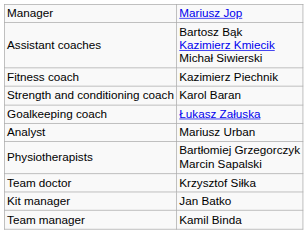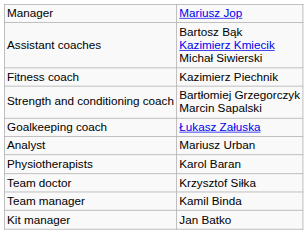(210, 95) Karol Baran -> (240, 102) Bartłomiej Grzegorczyk Marcin Sapalski
(240, 157) Bartłomiej Grzegorczyk Marcin Sapalski -> (210, 164) Karol Baran
rows swapped: (46, 219) <-> (39, 201)
